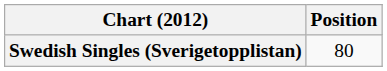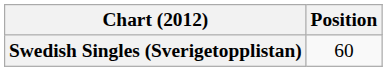(344, 50) 80 -> (344, 50) 60
